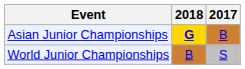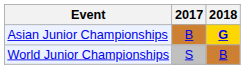columns swapped: (223, 15) <-> (189, 15)
